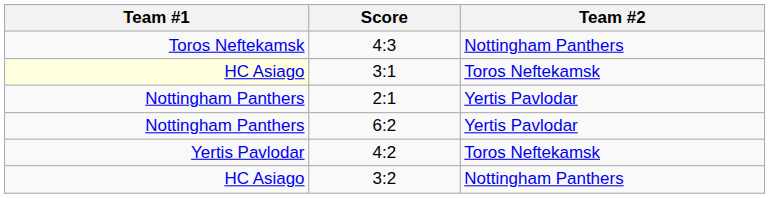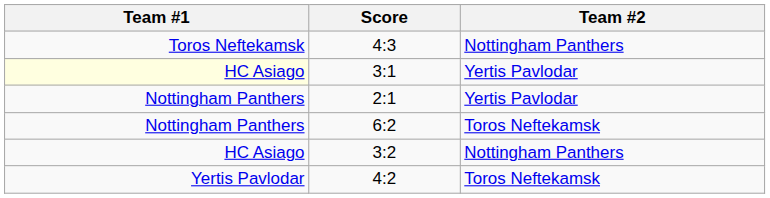(532, 71) Toros Neftekamsk -> (521, 71) Yertis Pavlodar
(521, 125) Yertis Pavlodar -> (532, 125) Toros Neftekamsk
rows swapped: (384, 152) <-> (384, 179)
